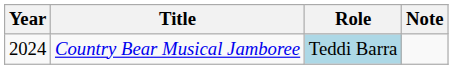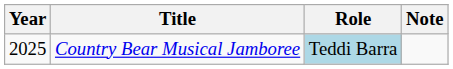(28, 49) 2024 -> (28, 49) 2025
